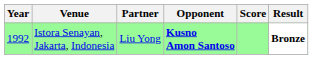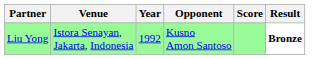columns swapped: (18, 14) <-> (140, 14)
(200, 38) bold -> (199, 38) normal
